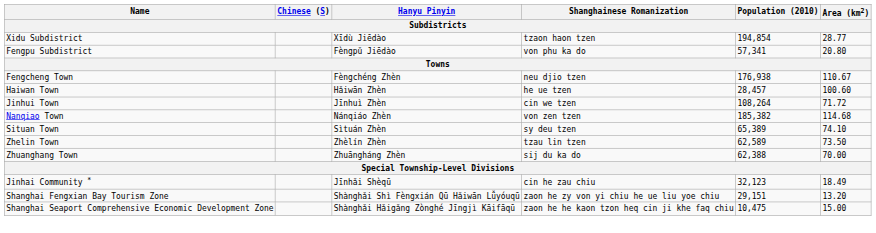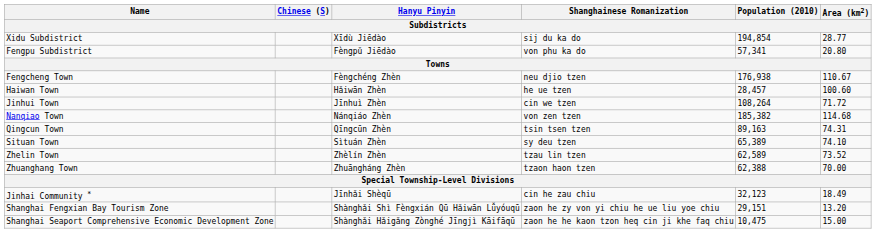(559, 39) tzaon haon tzen -> (552, 39) sij du ka do
+ row: (35, 129)
(834, 142) 73.50 -> (834, 155) 73.52
(552, 155) sij du ka do -> (559, 168) tzaon haon tzen
